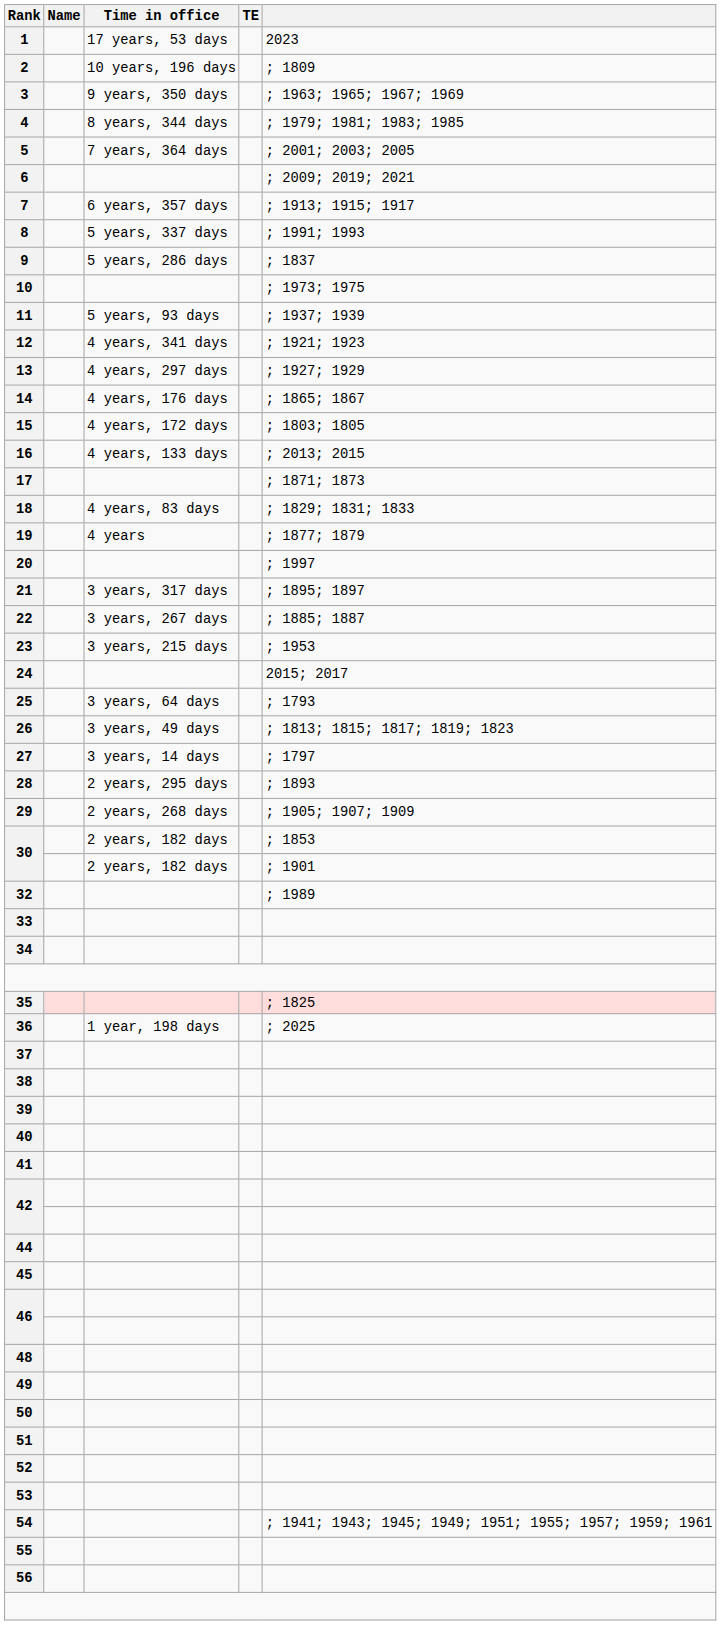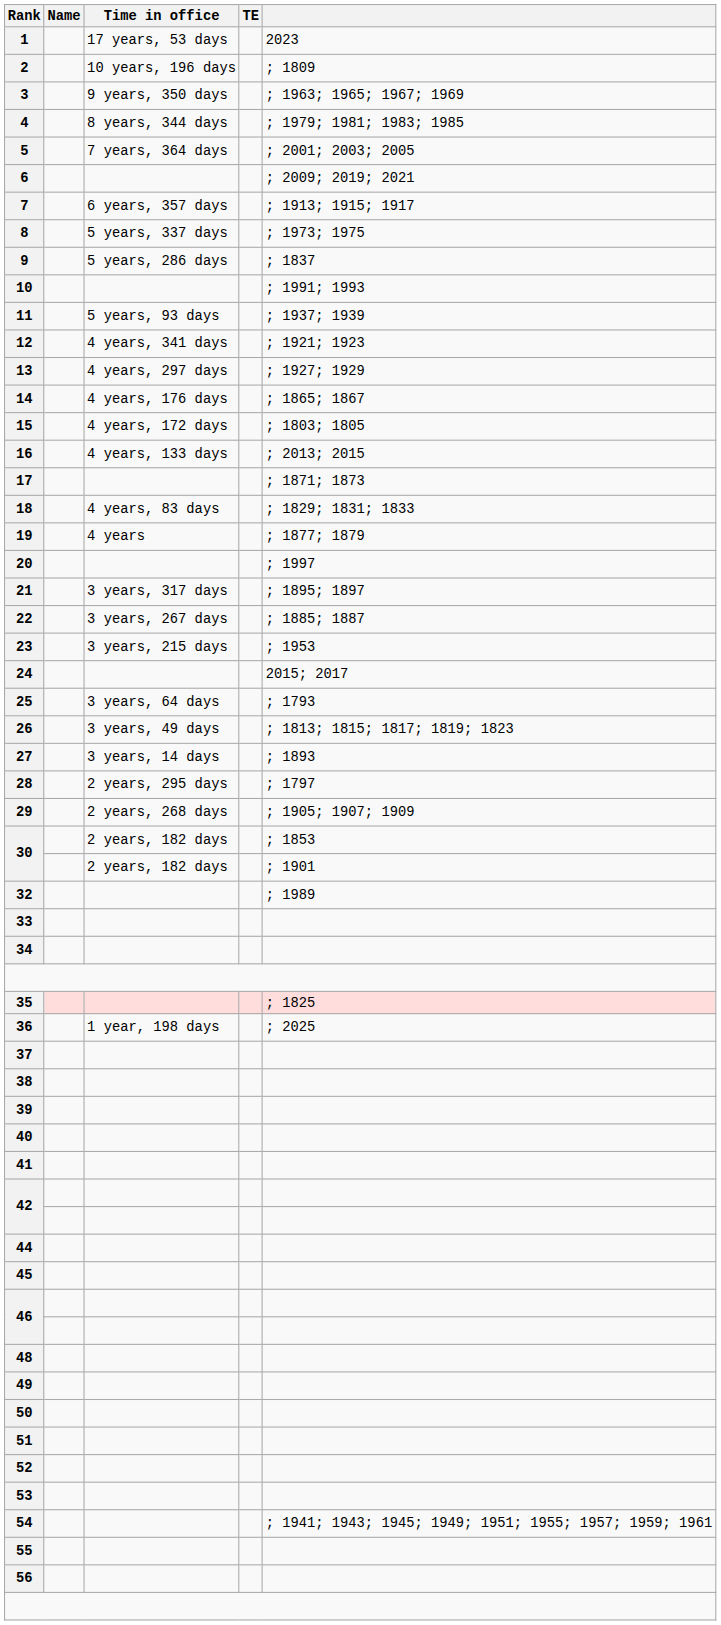(315, 234) ; 1991; 1993 -> (315, 234) ; 1973; 1975
(315, 289) ; 1973; 1975 -> (315, 289) ; 1991; 1993
(290, 757) ; 1797 -> (290, 757) ; 1893
(290, 785) ; 1893 -> (290, 785) ; 1797
